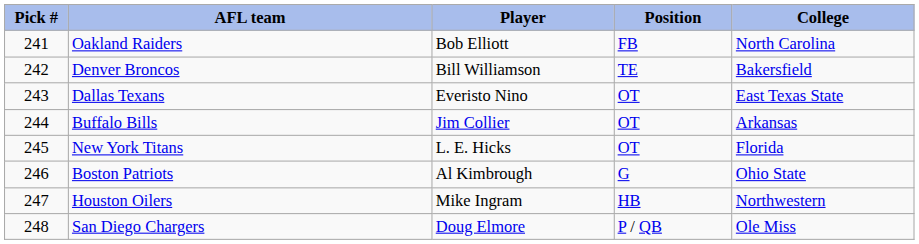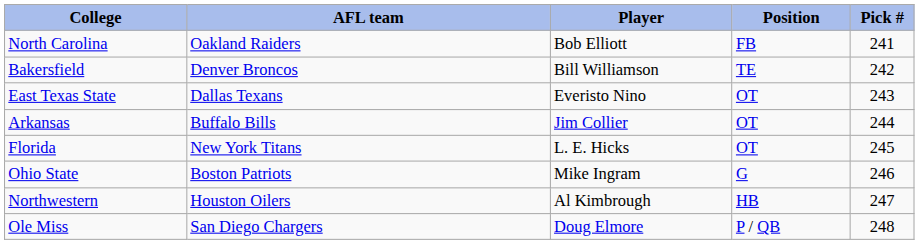columns swapped: (36, 17) <-> (823, 17)
(484, 174) Al Kimbrough -> (597, 174) Mike Ingram
(479, 200) Mike Ingram -> (602, 200) Al Kimbrough
